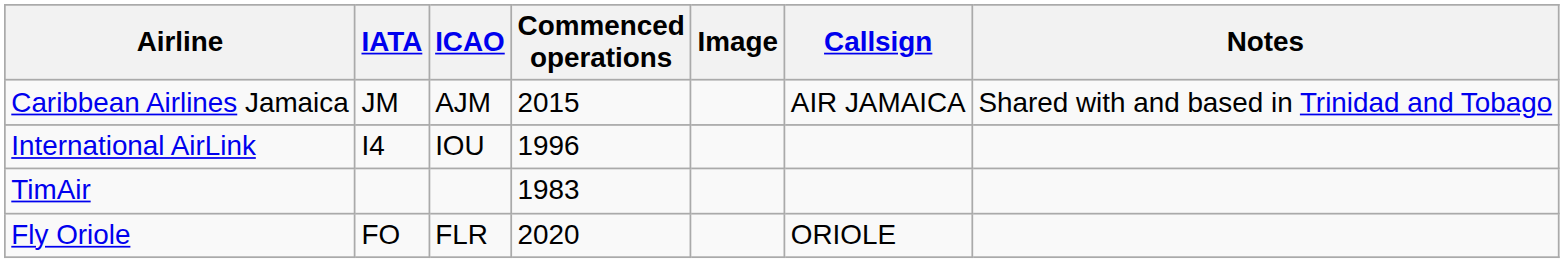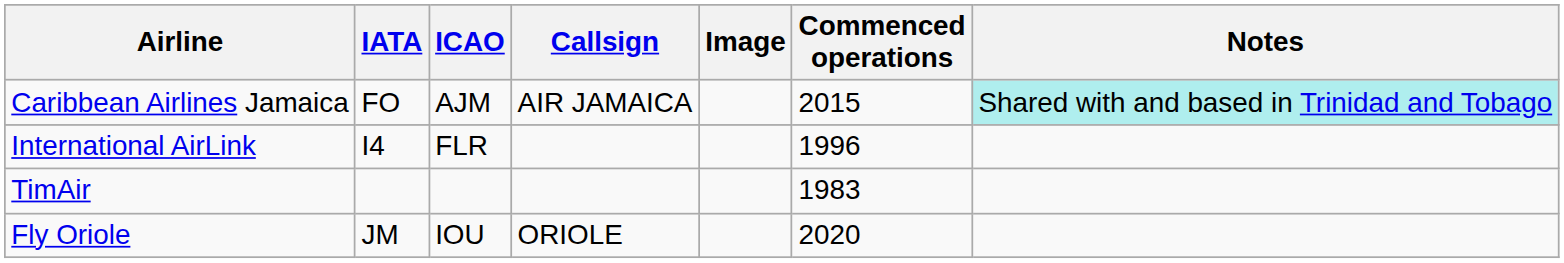columns swapped: (878, 42) <-> (601, 42)
(380, 102) JM -> (381, 102) FO
(1265, 102) no background -> (1265, 102) paleturquoise background
(460, 146) IOU -> (461, 146) FLR
(381, 234) FO -> (380, 234) JM
(461, 234) FLR -> (460, 234) IOU
